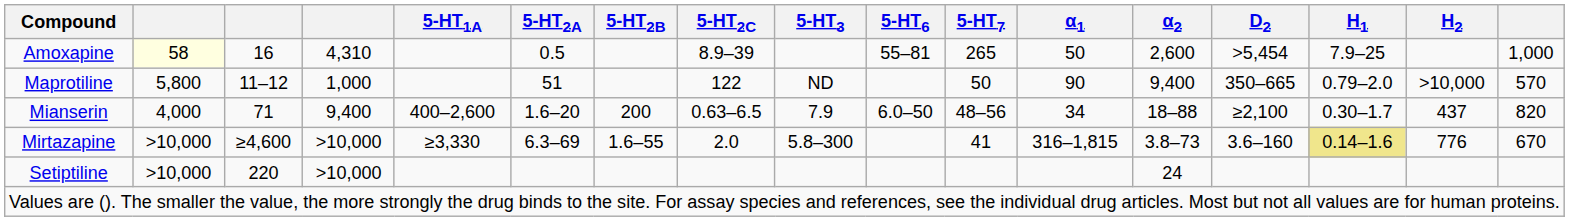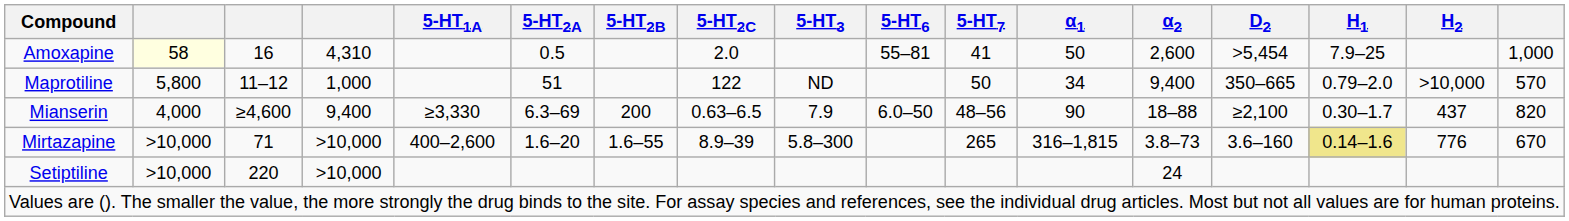(726, 53) 8.9–39 -> (726, 53) 2.0
(981, 53) 265 -> (981, 53) 41
(1075, 82) 90 -> (1075, 82) 34
(264, 112) 71 -> (264, 112) ≥4,600
(452, 112) 400–2,600 -> (452, 112) ≥3,330
(552, 112) 1.6–20 -> (552, 112) 6.3–69
(1075, 112) 34 -> (1075, 112) 90
(264, 142) ≥4,600 -> (264, 142) 71
(452, 142) ≥3,330 -> (452, 142) 400–2,600
(552, 142) 6.3–69 -> (552, 142) 1.6–20
(726, 142) 2.0 -> (726, 142) 8.9–39
(981, 142) 41 -> (981, 142) 265
